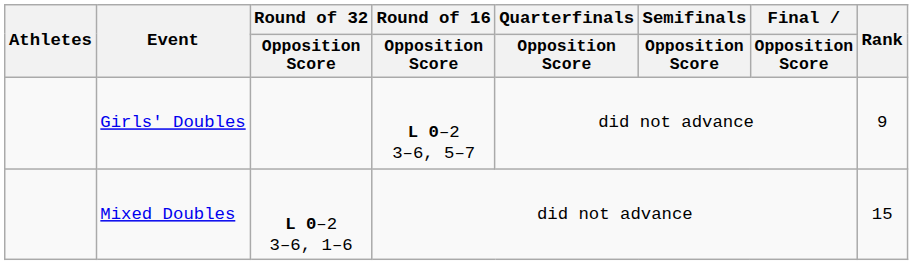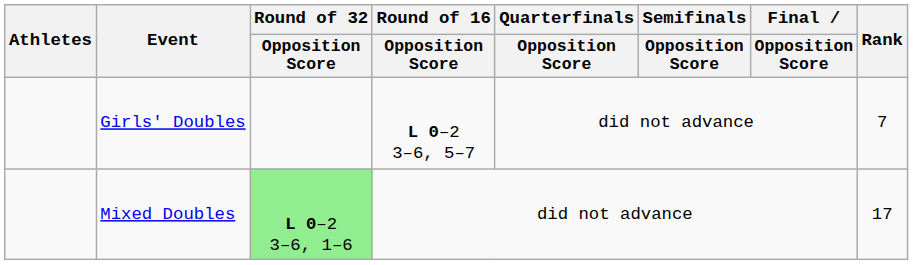(882, 123) 9 -> (882, 123) 7
(311, 224) no background -> (311, 224) lightgreen background
(882, 214) 15 -> (882, 214) 17
